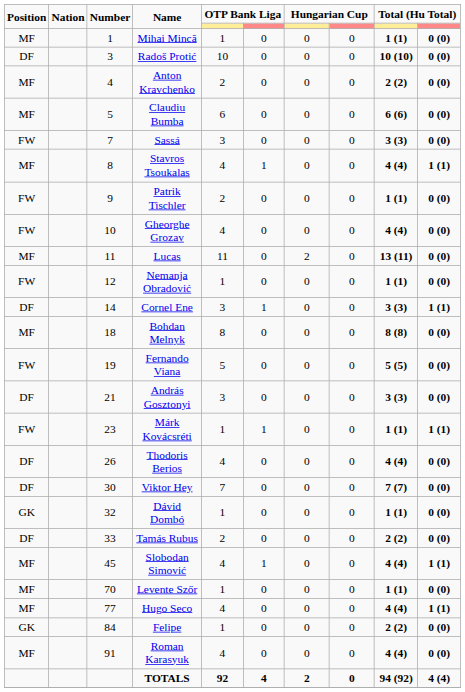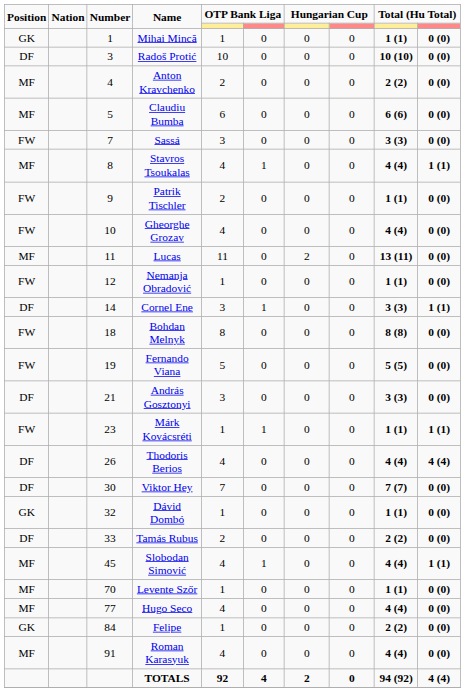(27, 38) MF -> (27, 38) GK
(27, 332) MF -> (27, 332) FW
(439, 461) 0 (0) -> (439, 461) 4 (4)
(439, 608) 1 (1) -> (439, 608) 0 (0)
